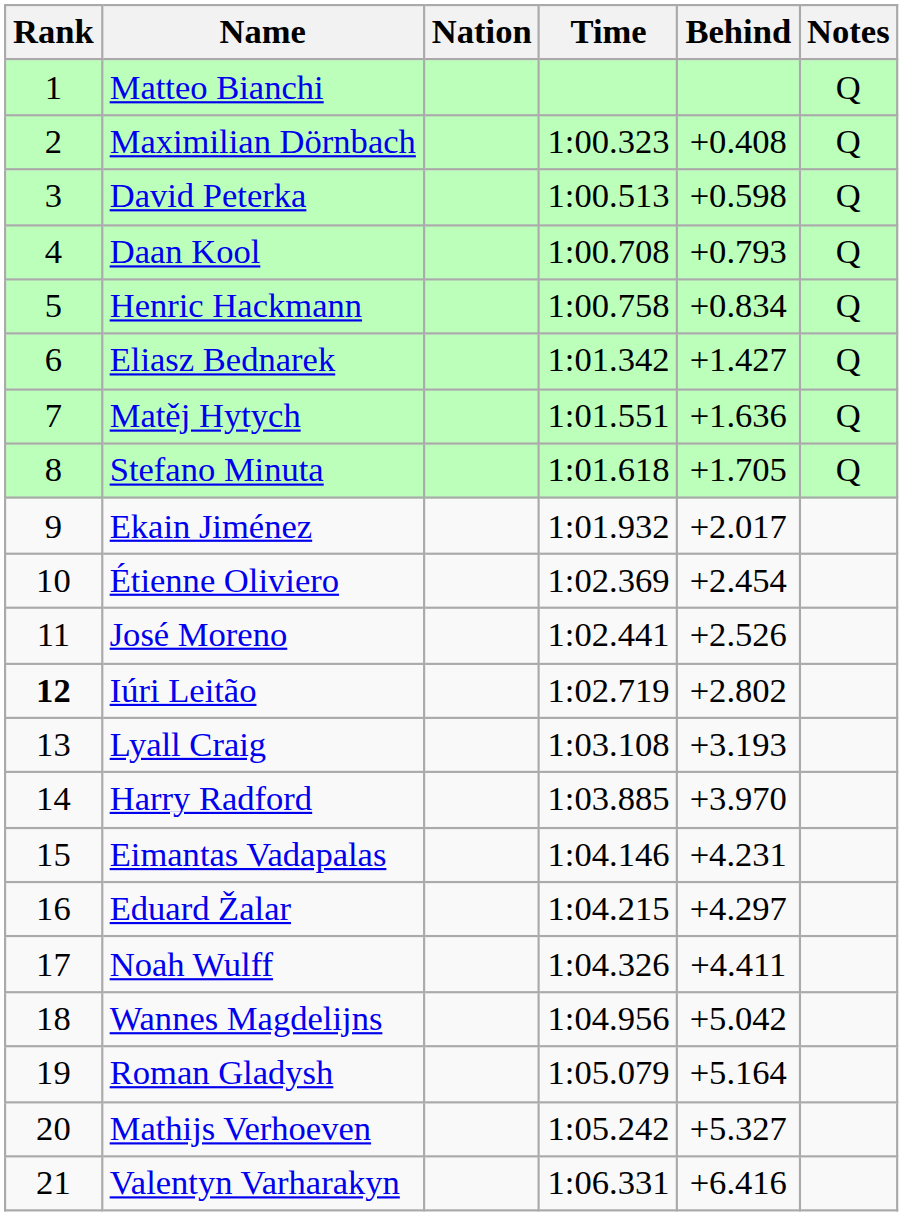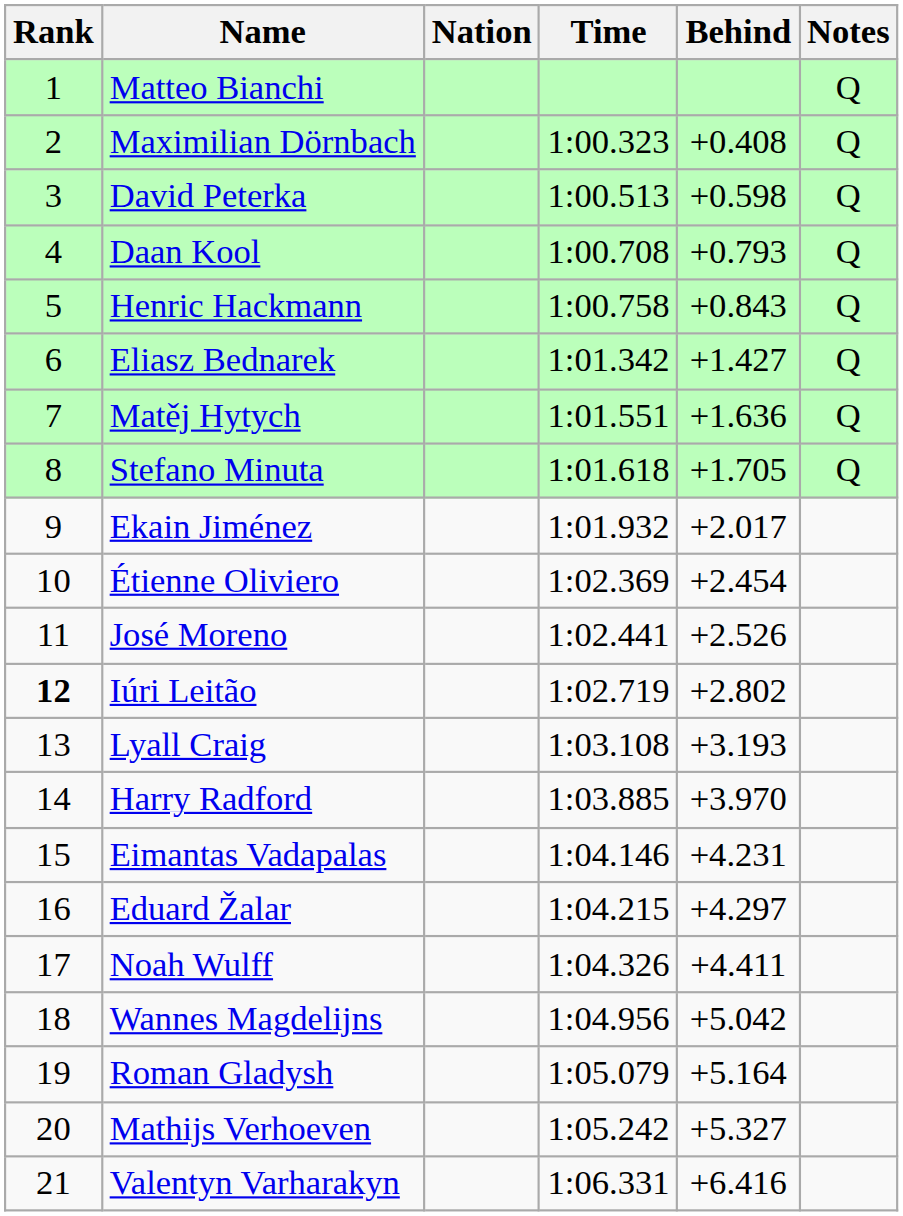(738, 305) +0.834 -> (738, 305) +0.843
